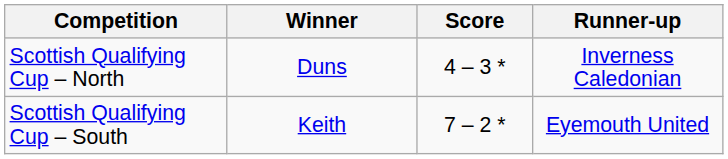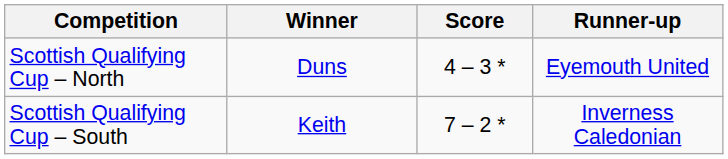(628, 67) Inverness Caledonian -> (628, 67) Eyemouth United
(628, 124) Eyemouth United -> (628, 124) Inverness Caledonian
